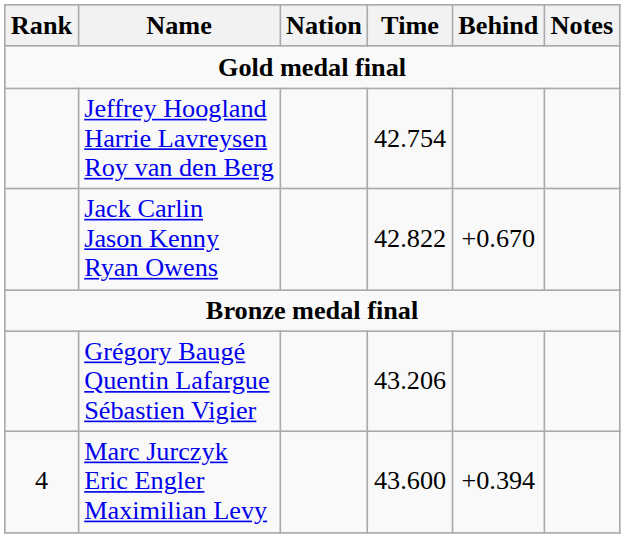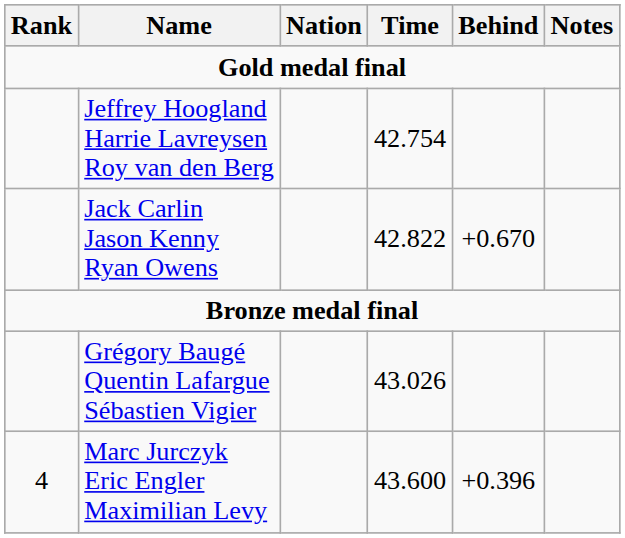(410, 380) 43.206 -> (410, 380) 43.026
(498, 481) +0.394 -> (498, 481) +0.396
